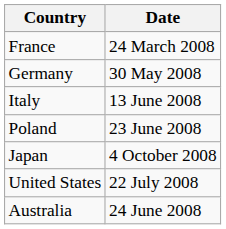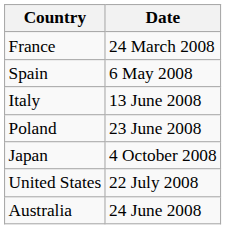+ row: (28, 73)
- row: (41, 73)
